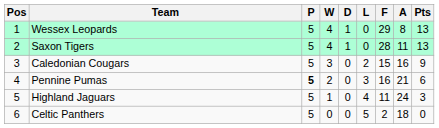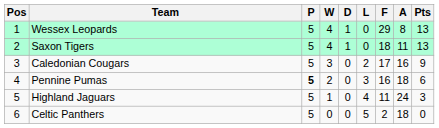(384, 47) 28 -> (384, 47) 18
(384, 64) 15 -> (384, 64) 17
(403, 81) 21 -> (403, 81) 18
